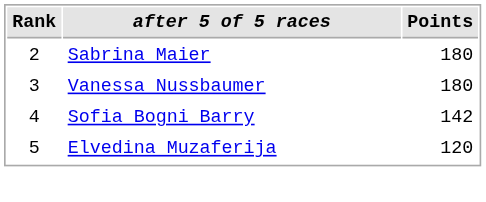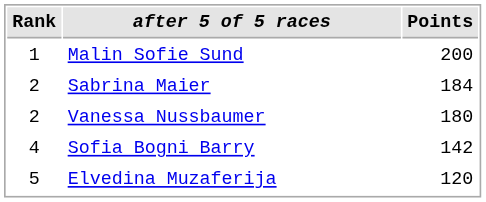+ row: (156, 55)
(457, 55) 180 -> (457, 86) 184
(34, 86) 3 -> (34, 117) 2
